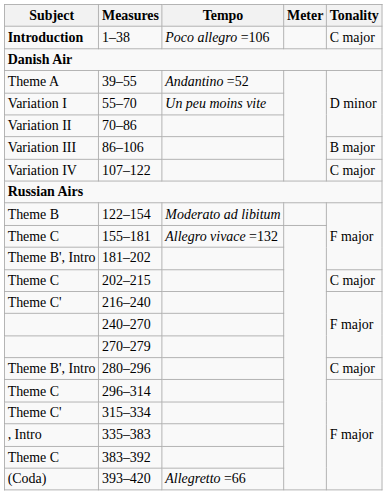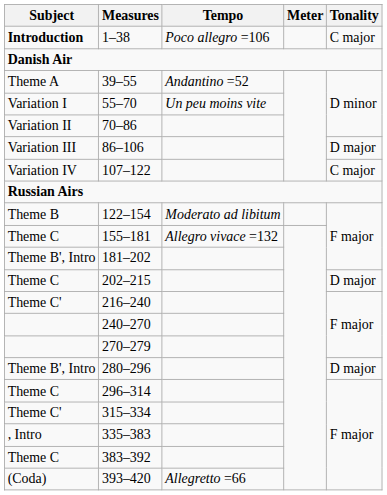(352, 147) B major -> (353, 147) D major
(352, 280) C major -> (353, 280) D major
(352, 368) C major -> (353, 368) D major
